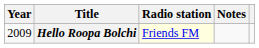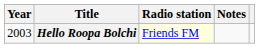(19, 33) 2009 -> (19, 33) 2003
